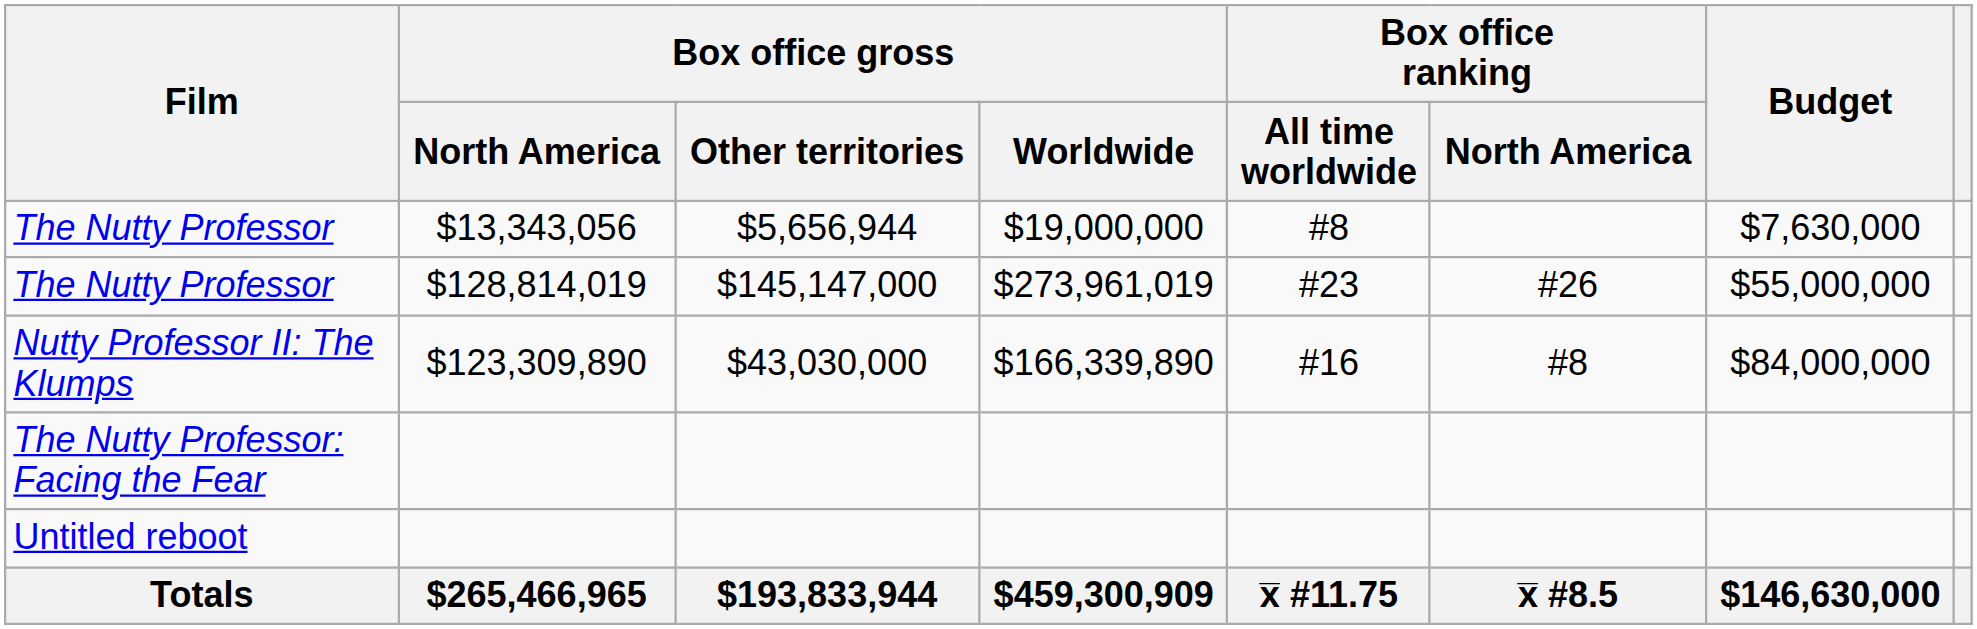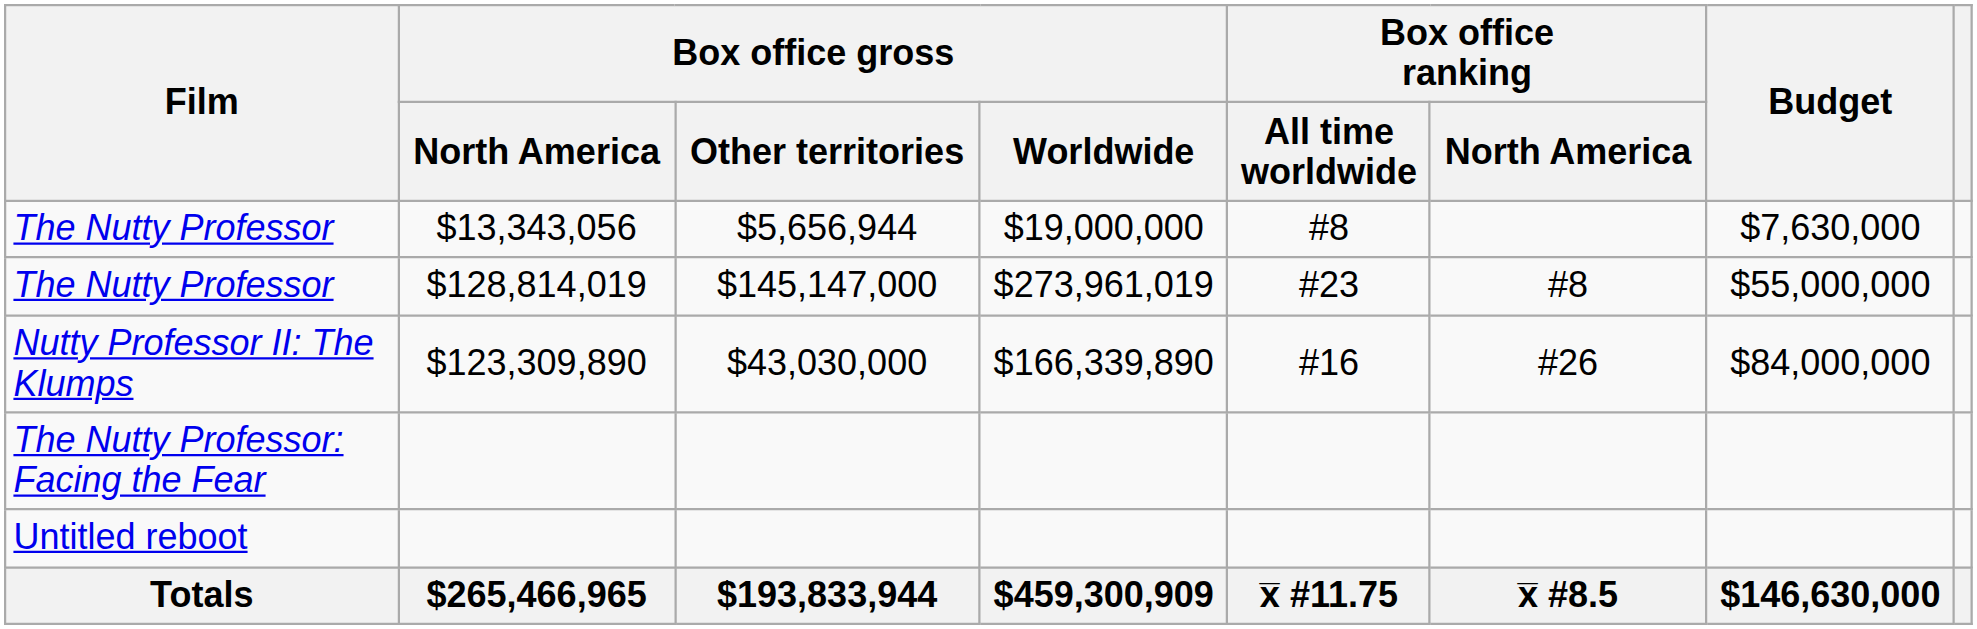(1568, 285) #26 -> (1568, 285) #8
(1568, 362) #8 -> (1568, 362) #26
